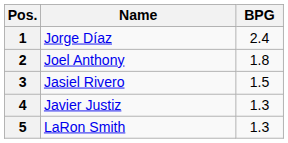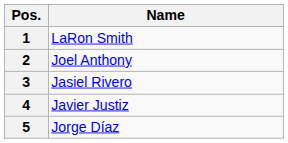- column: (259, 15)
(78, 37) Jorge Díaz -> (92, 37) LaRon Smith
(85, 127) LaRon Smith -> (85, 127) Jorge Díaz
